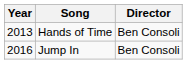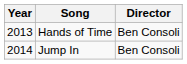(20, 50) 2016 -> (20, 50) 2014
